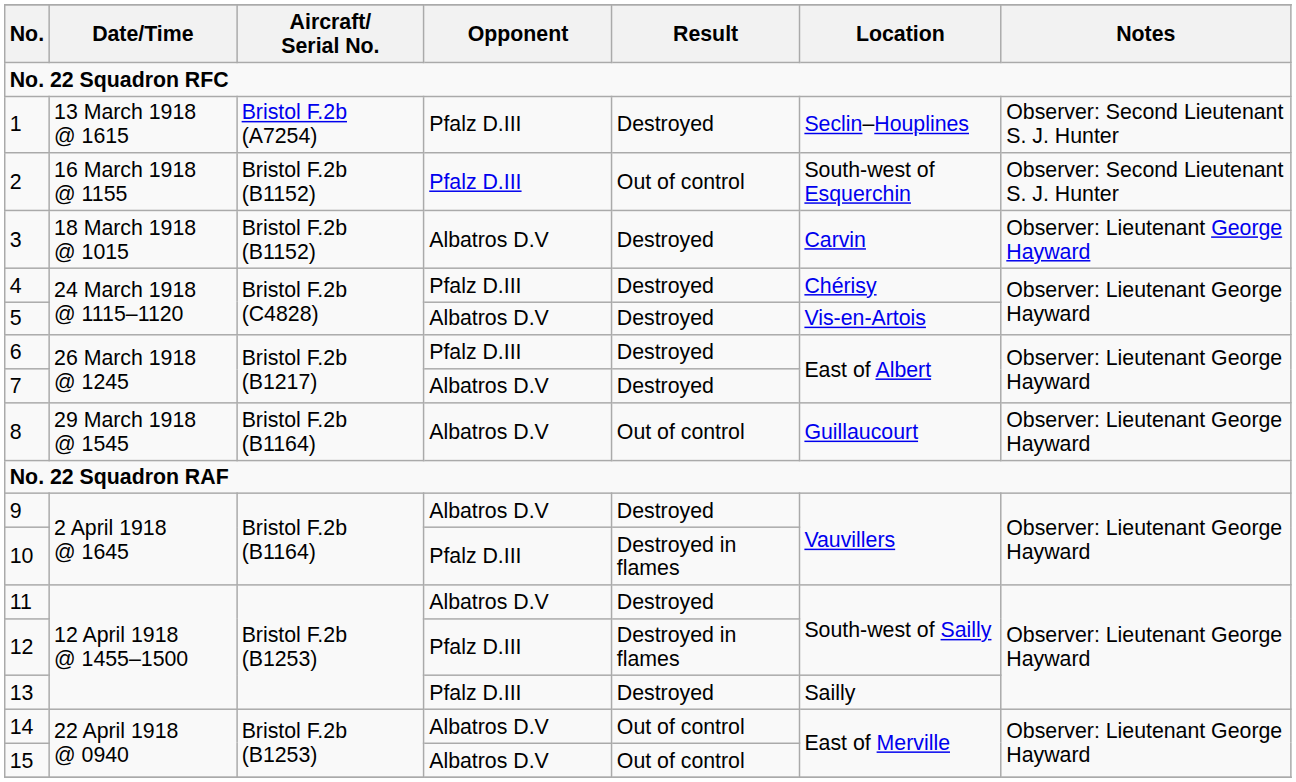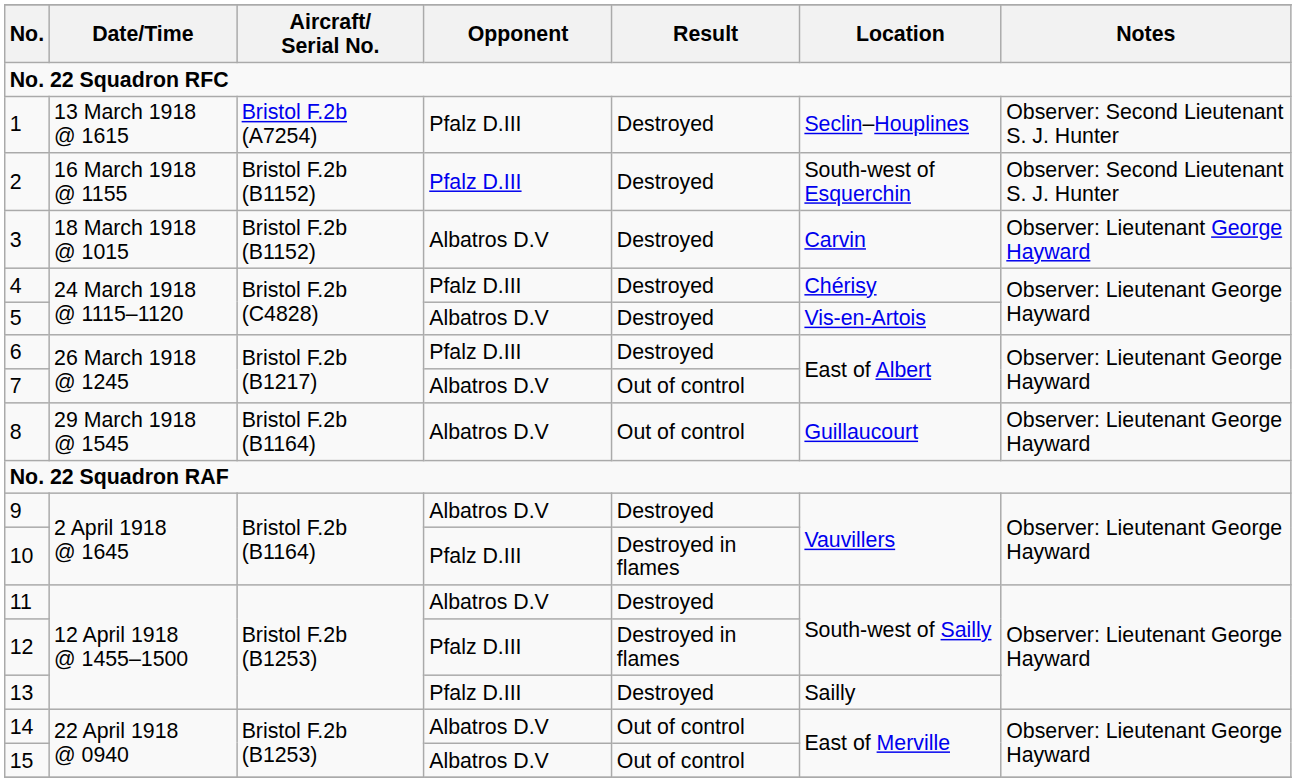(681, 182) Out of control -> (665, 182) Destroyed
(665, 386) Destroyed -> (681, 386) Out of control
